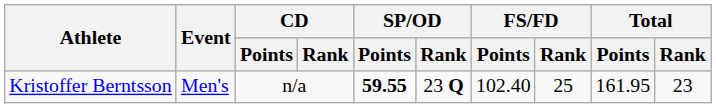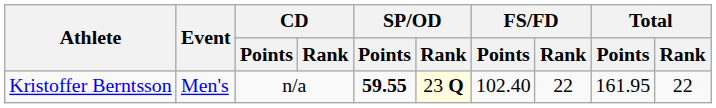(443, 86) no background -> (443, 86) lightyellow background
(563, 86) 25 -> (563, 86) 22
(683, 86) 23 -> (683, 86) 22
